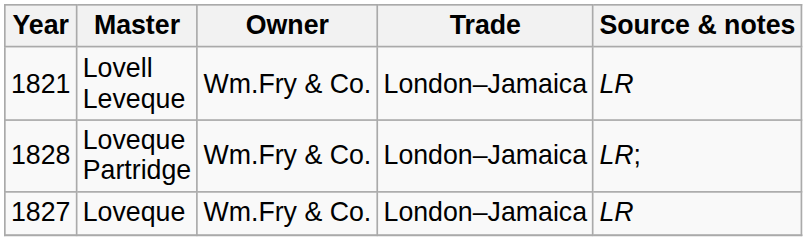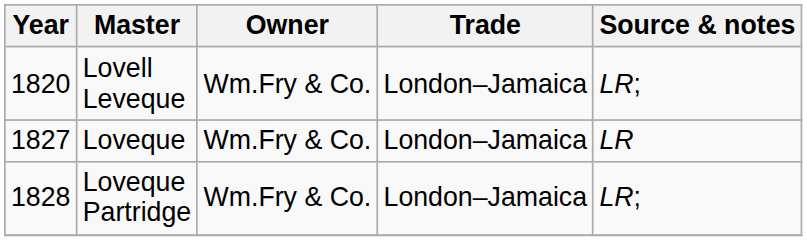(41, 83) 1821 -> (41, 83) 1820
(616, 83) LR -> (620, 83) LR;
rows swapped: (134, 212) <-> (137, 155)
